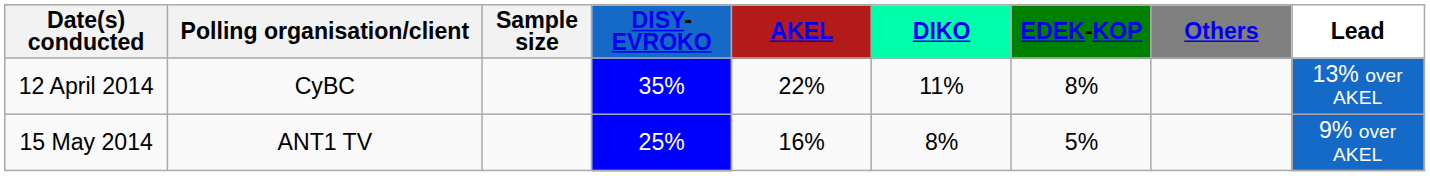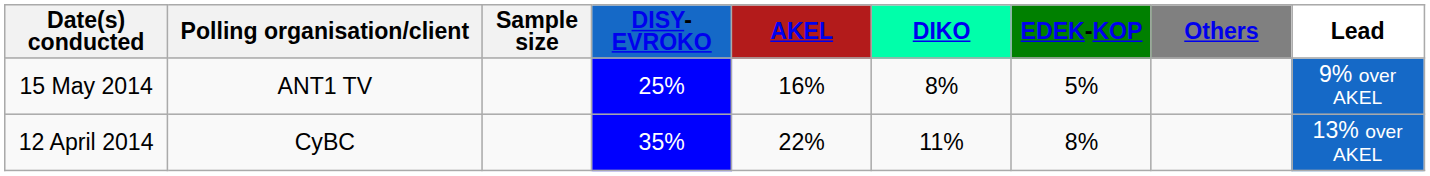rows swapped: (86, 142) <-> (86, 86)
